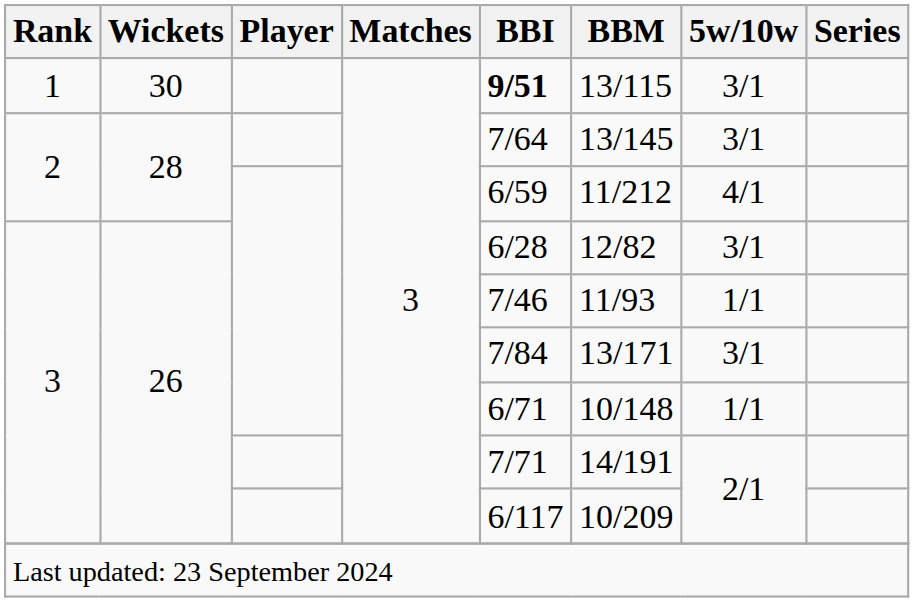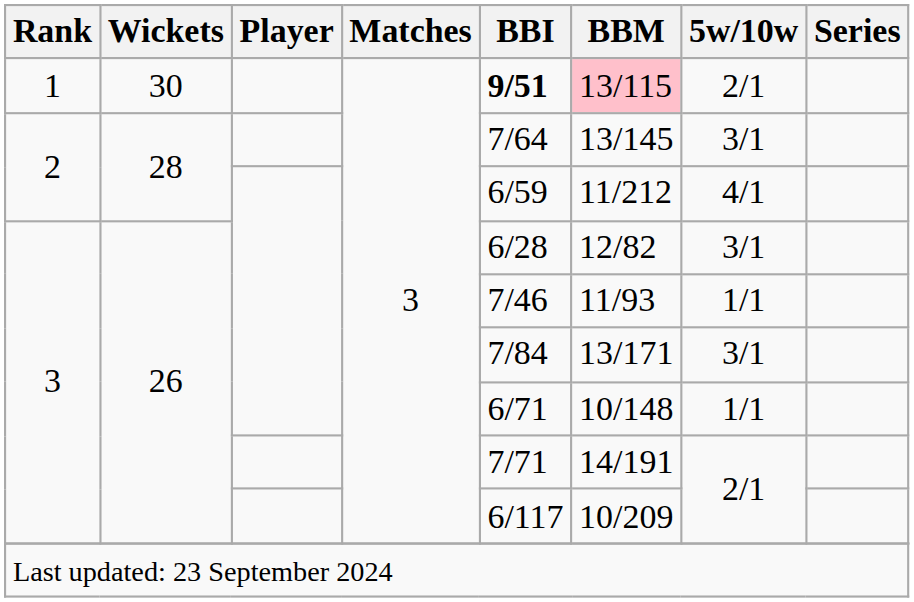(626, 85) no background -> (626, 85) pink background
(744, 85) 3/1 -> (744, 85) 2/1
